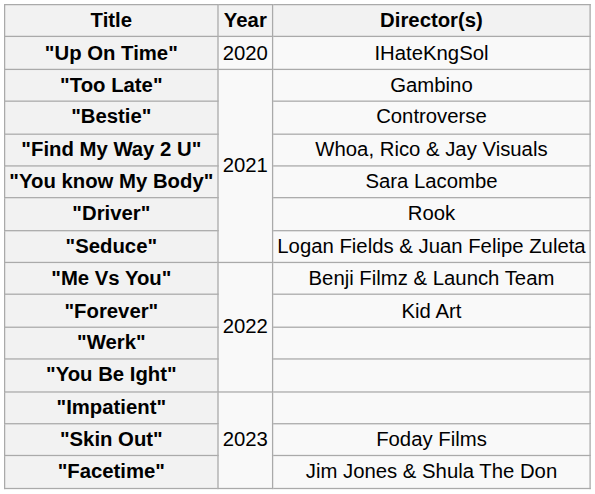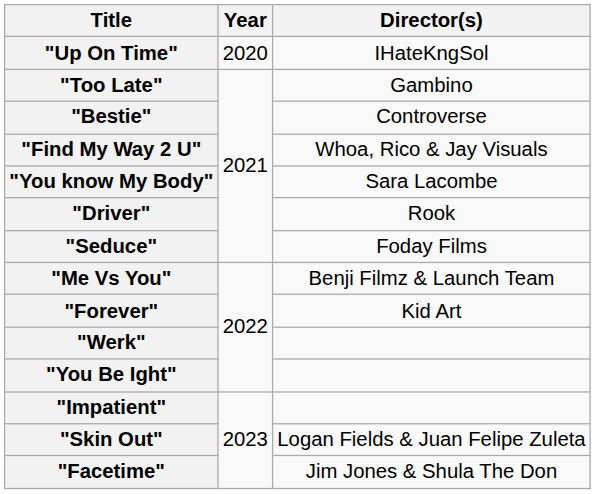(431, 246) Logan Fields & Juan Felipe Zuleta -> (431, 246) Foday Films
(431, 439) Foday Films -> (431, 439) Logan Fields & Juan Felipe Zuleta
